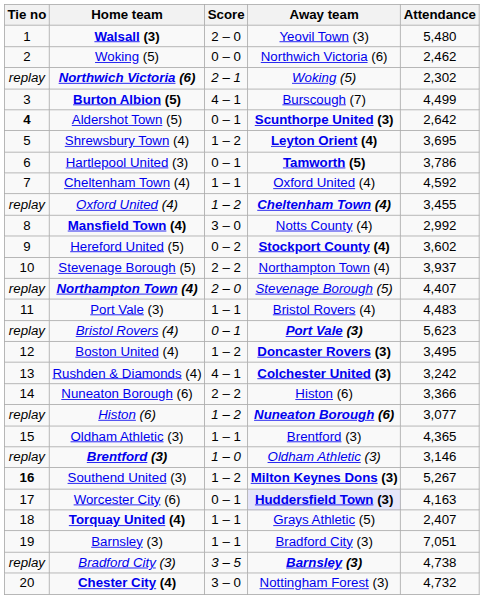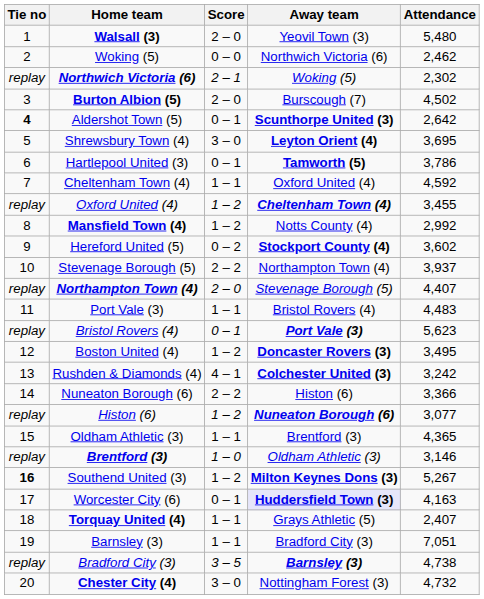(226, 99) 4 – 1 -> (226, 99) 2 – 0
(440, 99) 4,499 -> (440, 99) 4,502
(226, 141) 1 – 2 -> (226, 141) 3 – 0
(226, 225) 3 – 0 -> (226, 225) 1 – 2
